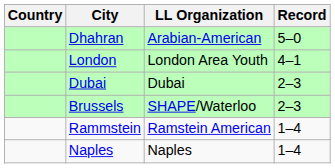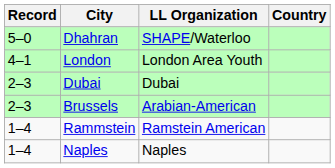columns swapped: (35, 15) <-> (302, 15)
(204, 38) Arabian-American -> (196, 38) SHAPE/Waterloo
(202, 106) SHAPE/Waterloo -> (199, 106) Arabian-American
